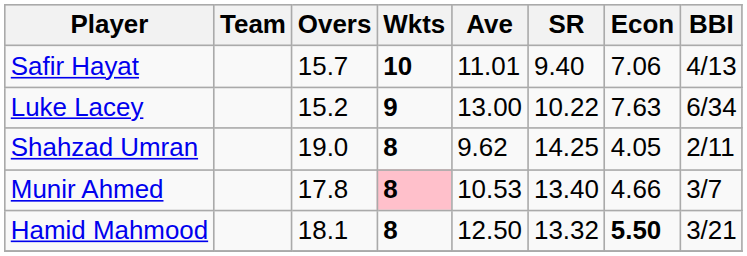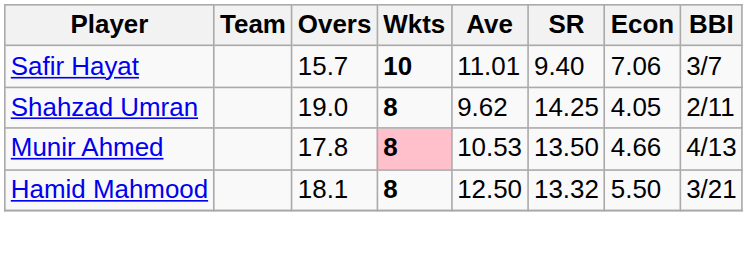(711, 66) 4/13 -> (704, 66) 3/7
- row: (77, 107)
(566, 189) 13.40 -> (566, 148) 13.50
(704, 189) 3/7 -> (711, 148) 4/13
(636, 230) bold -> (636, 189) normal
